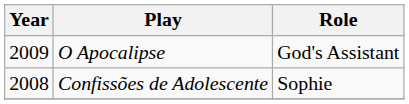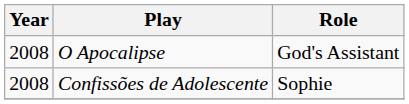(29, 51) 2009 -> (29, 51) 2008
